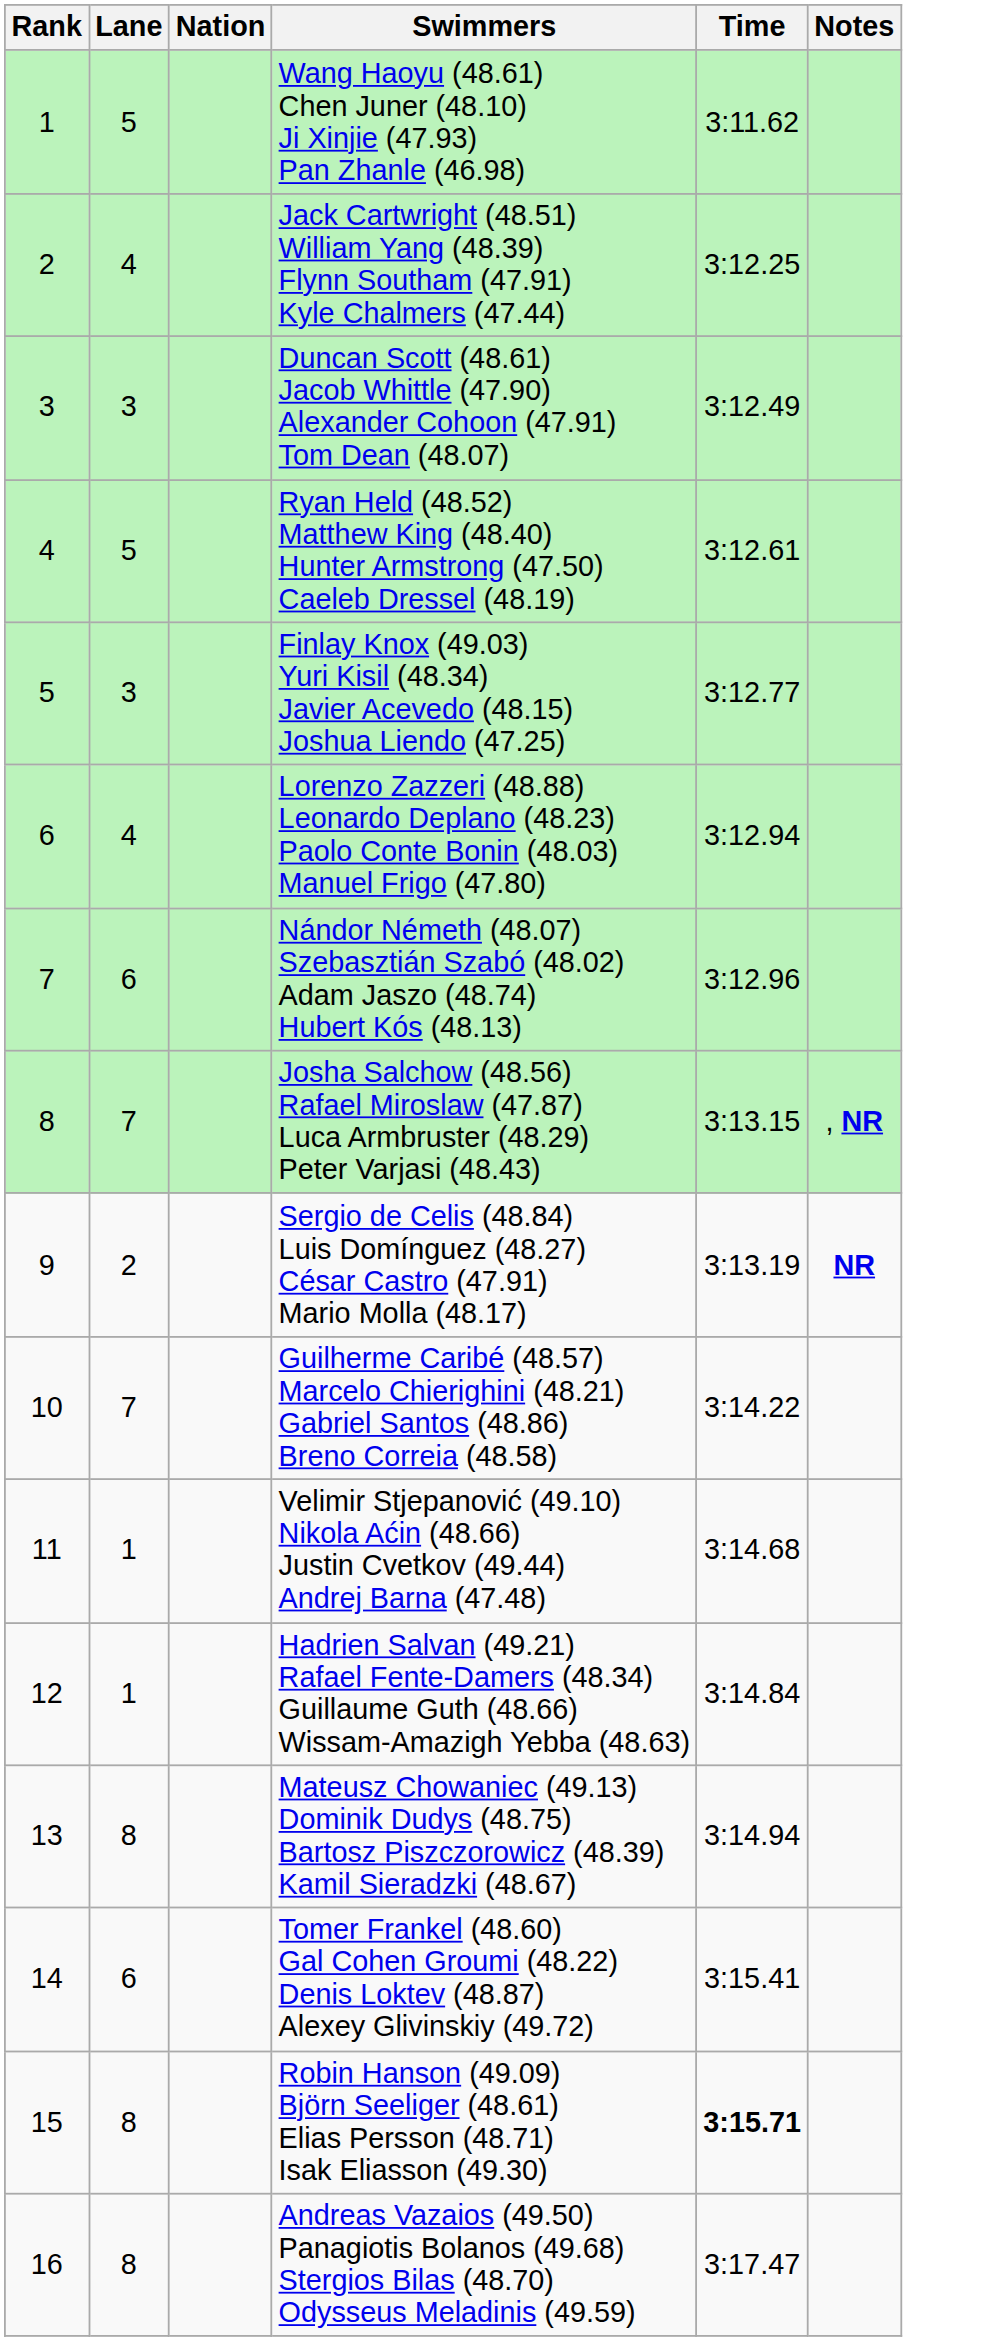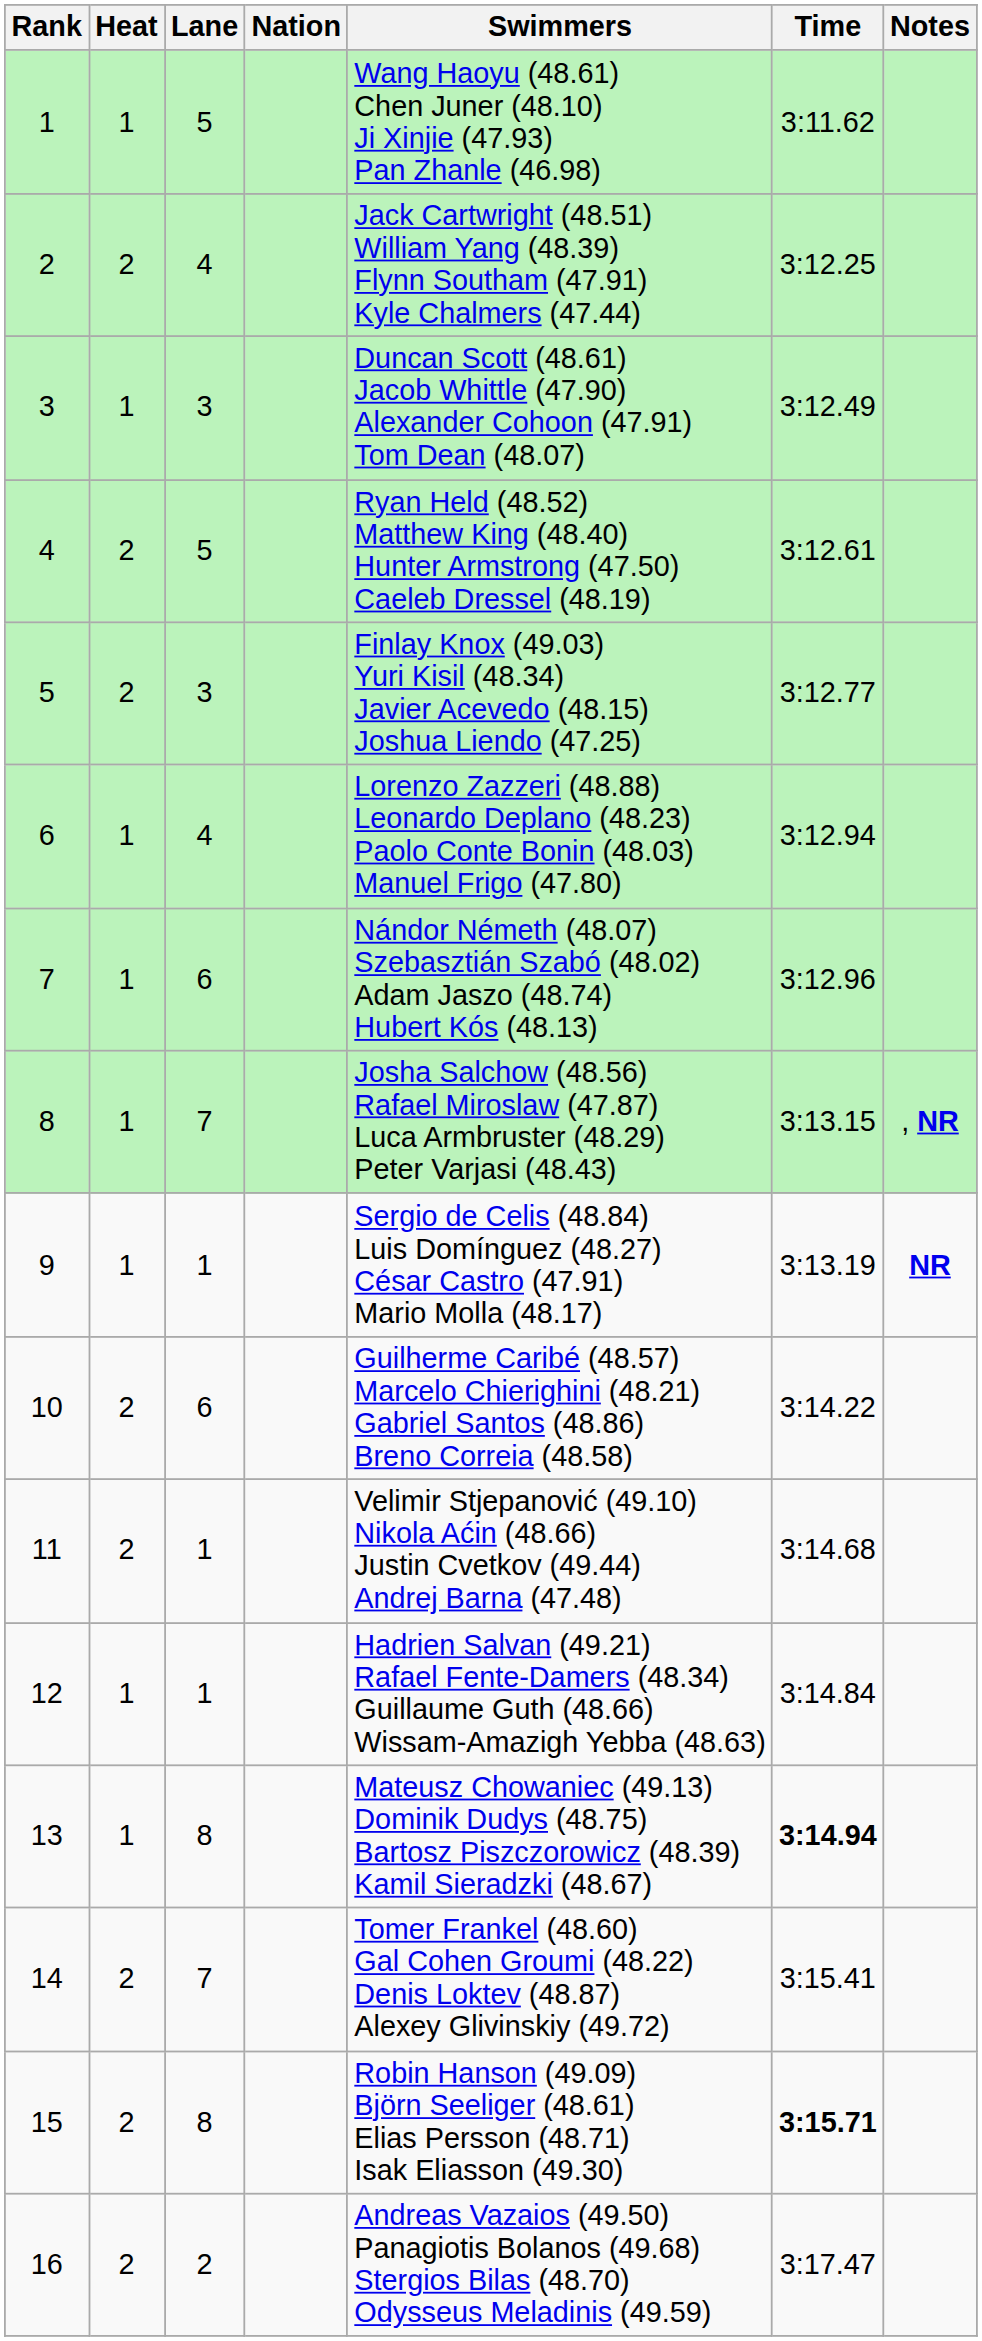+ column: (126, 27)
(129, 1264) 2 -> (205, 1264) 1
(129, 1407) 7 -> (205, 1407) 6
(752, 1836) normal -> (828, 1836) bold
(129, 1978) 6 -> (205, 1978) 7
(129, 2264) 8 -> (205, 2264) 2
